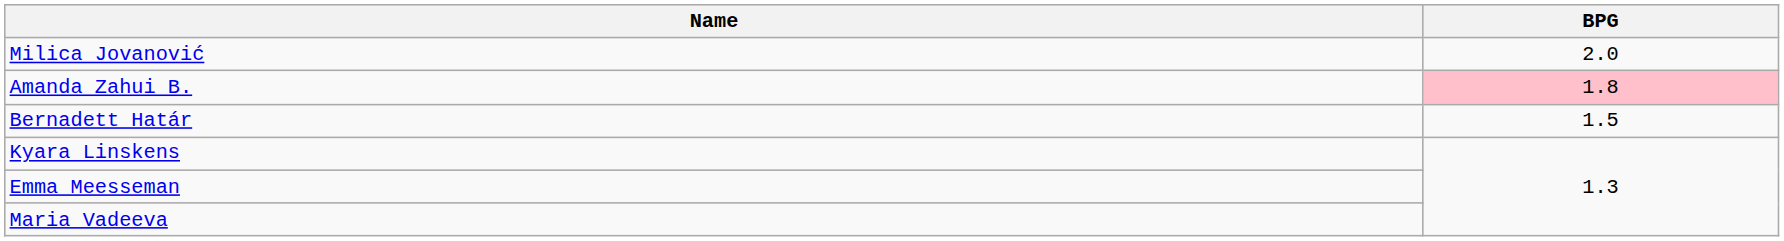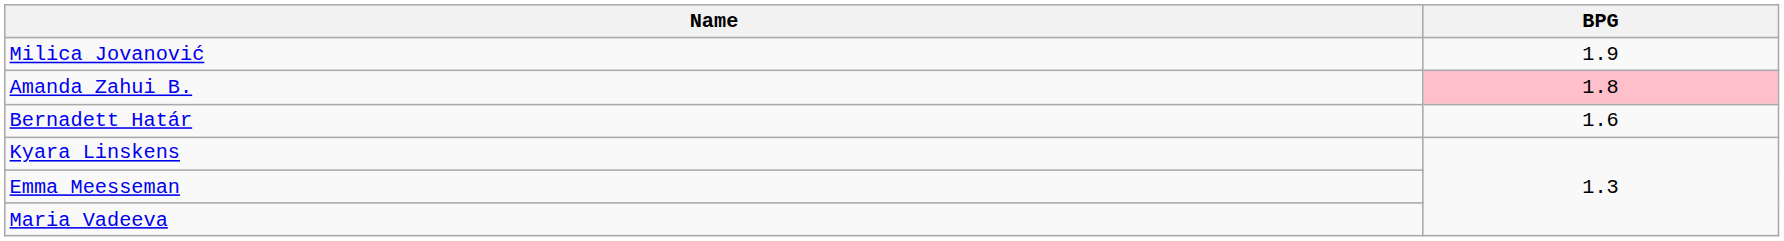(1601, 54) 2.0 -> (1601, 54) 1.9
(1601, 120) 1.5 -> (1601, 120) 1.6
